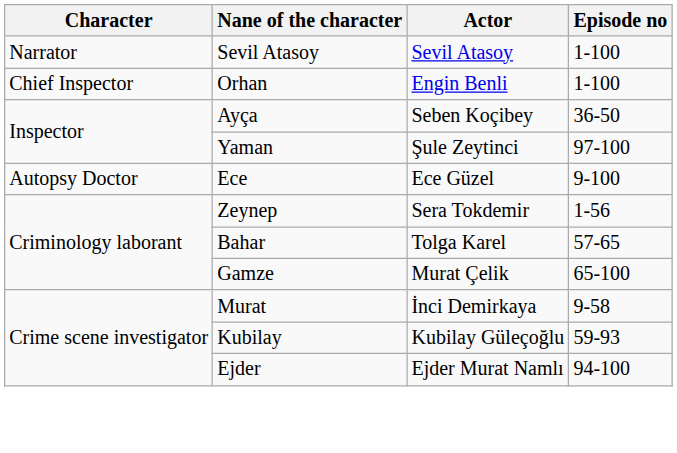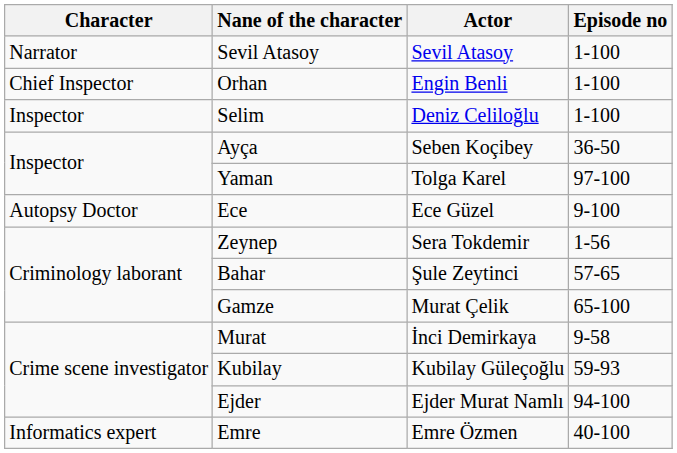+ row: (241, 115)
(465, 147) Şule Zeytinci -> (459, 178) Tolga Karel
(459, 242) Tolga Karel -> (465, 274) Şule Zeytinci
+ row: (239, 432)
